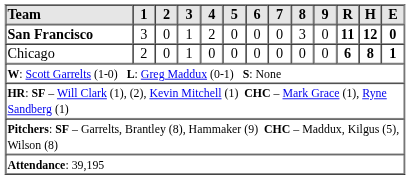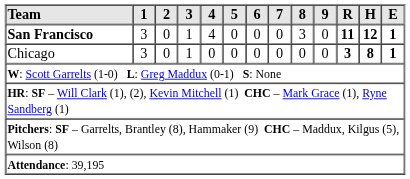(212, 34) 2 -> (212, 34) 4
(393, 34) 0 -> (393, 34) 1
(144, 53) 2 -> (144, 53) 3
(348, 53) 6 -> (348, 53) 3
